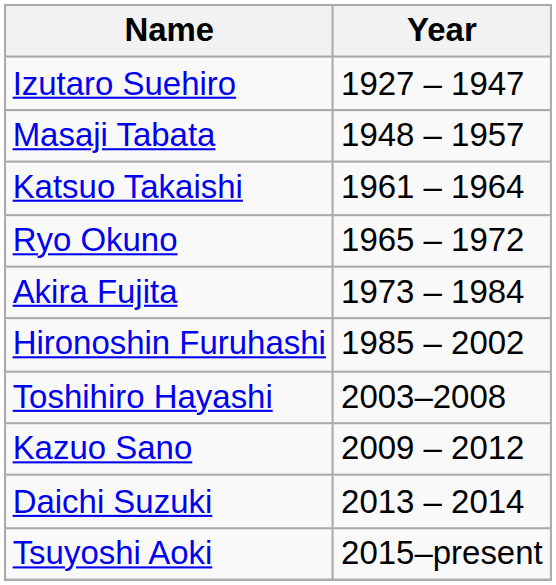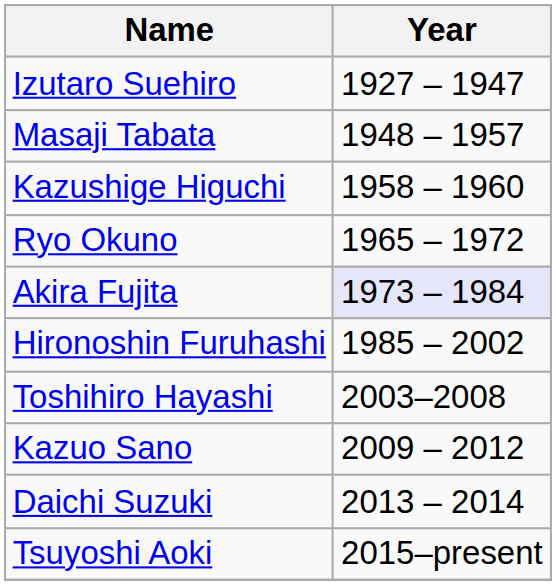+ row: (149, 187)
- row: (128, 187)
(433, 291) no background -> (433, 291) lavender background
